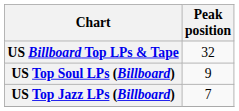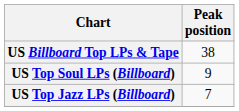(208, 52) 32 -> (208, 52) 38
